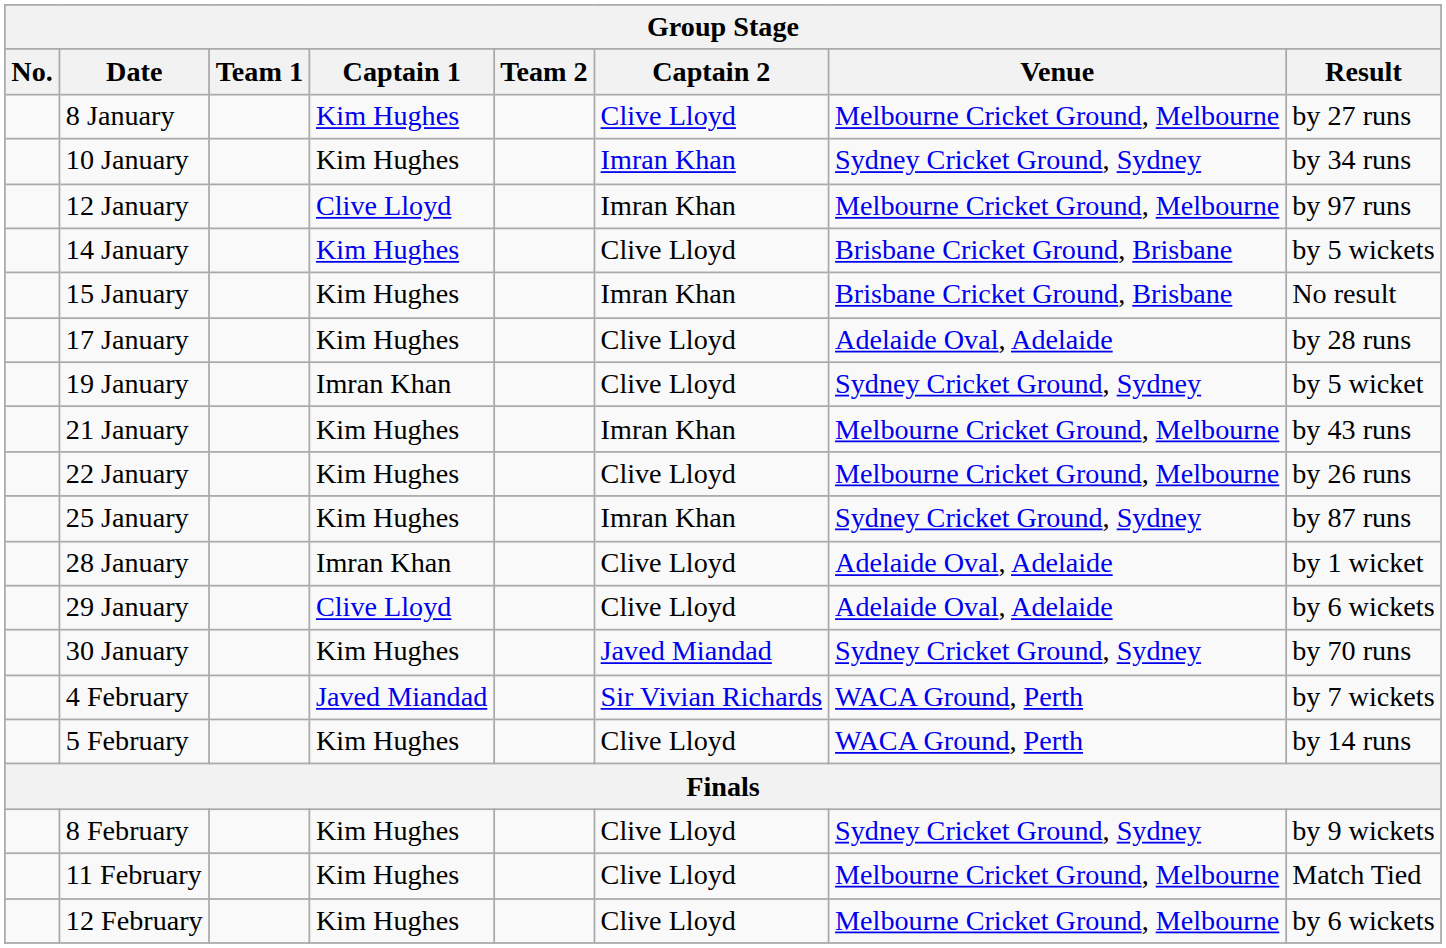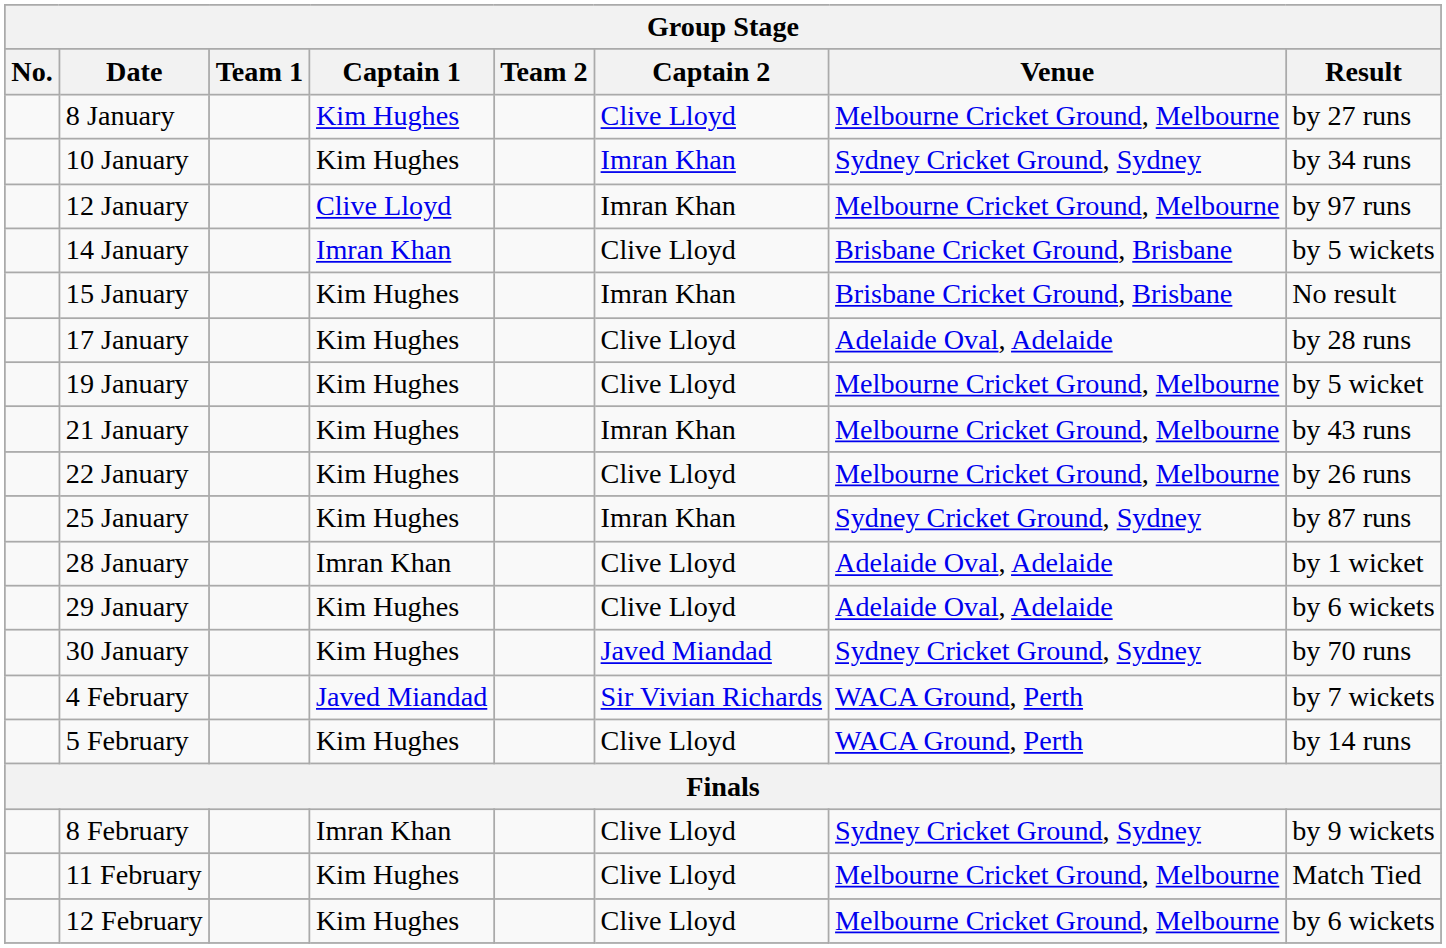(388, 250) Kim Hughes -> (384, 250) Imran Khan
(384, 384) Imran Khan -> (388, 384) Kim Hughes
(1018, 384) Sydney Cricket Ground, Sydney -> (1057, 384) Melbourne Cricket Ground, Melbourne
(384, 607) Clive Lloyd -> (388, 607) Kim Hughes
(388, 830) Kim Hughes -> (384, 830) Imran Khan
